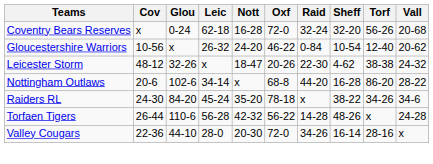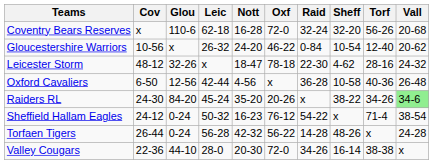(180, 30) 0-24 -> (182, 30) 110-6
(281, 64) 20-26 -> (281, 64) 78-18
(380, 64) 38-38 -> (380, 64) 28-16
- row: (56, 82)
+ row: (47, 82)
(281, 99) 78-18 -> (281, 99) 20-26
(409, 99) no background -> (409, 99) lightgreen background
+ row: (65, 116)
(182, 116) 110-6 -> (180, 133) 0-24
(380, 133) 28-16 -> (380, 151) 38-38
